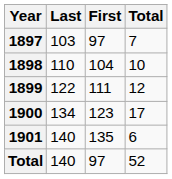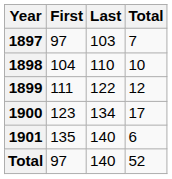columns swapped: (105, 16) <-> (66, 16)
